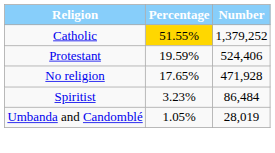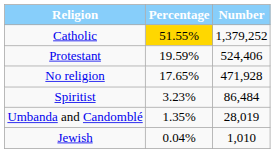(179, 117) 1.05% -> (179, 117) 1.35%
+ row: (75, 138)
